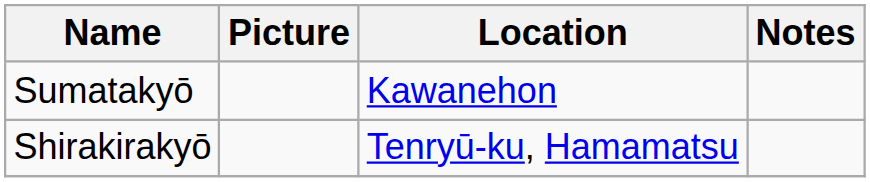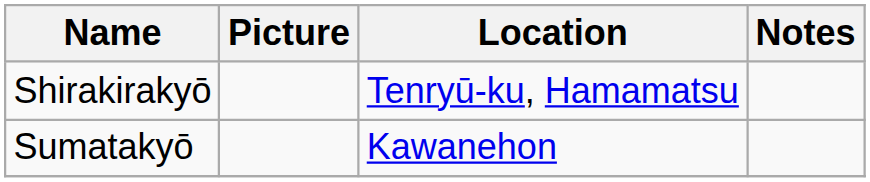rows swapped: (103, 90) <-> (112, 147)
